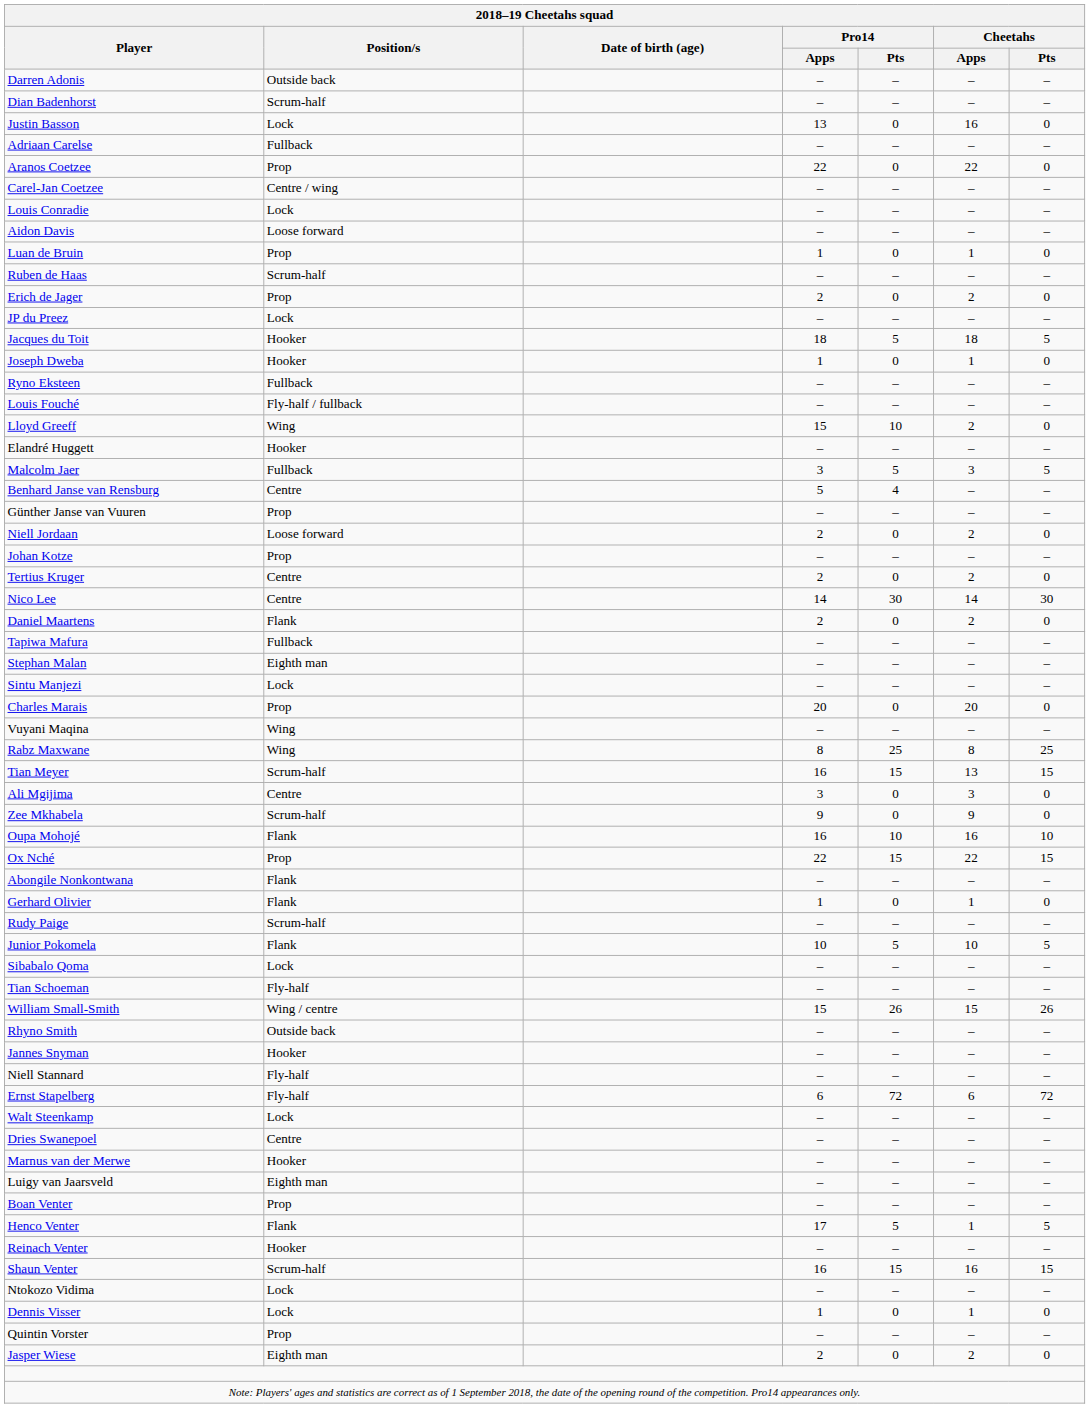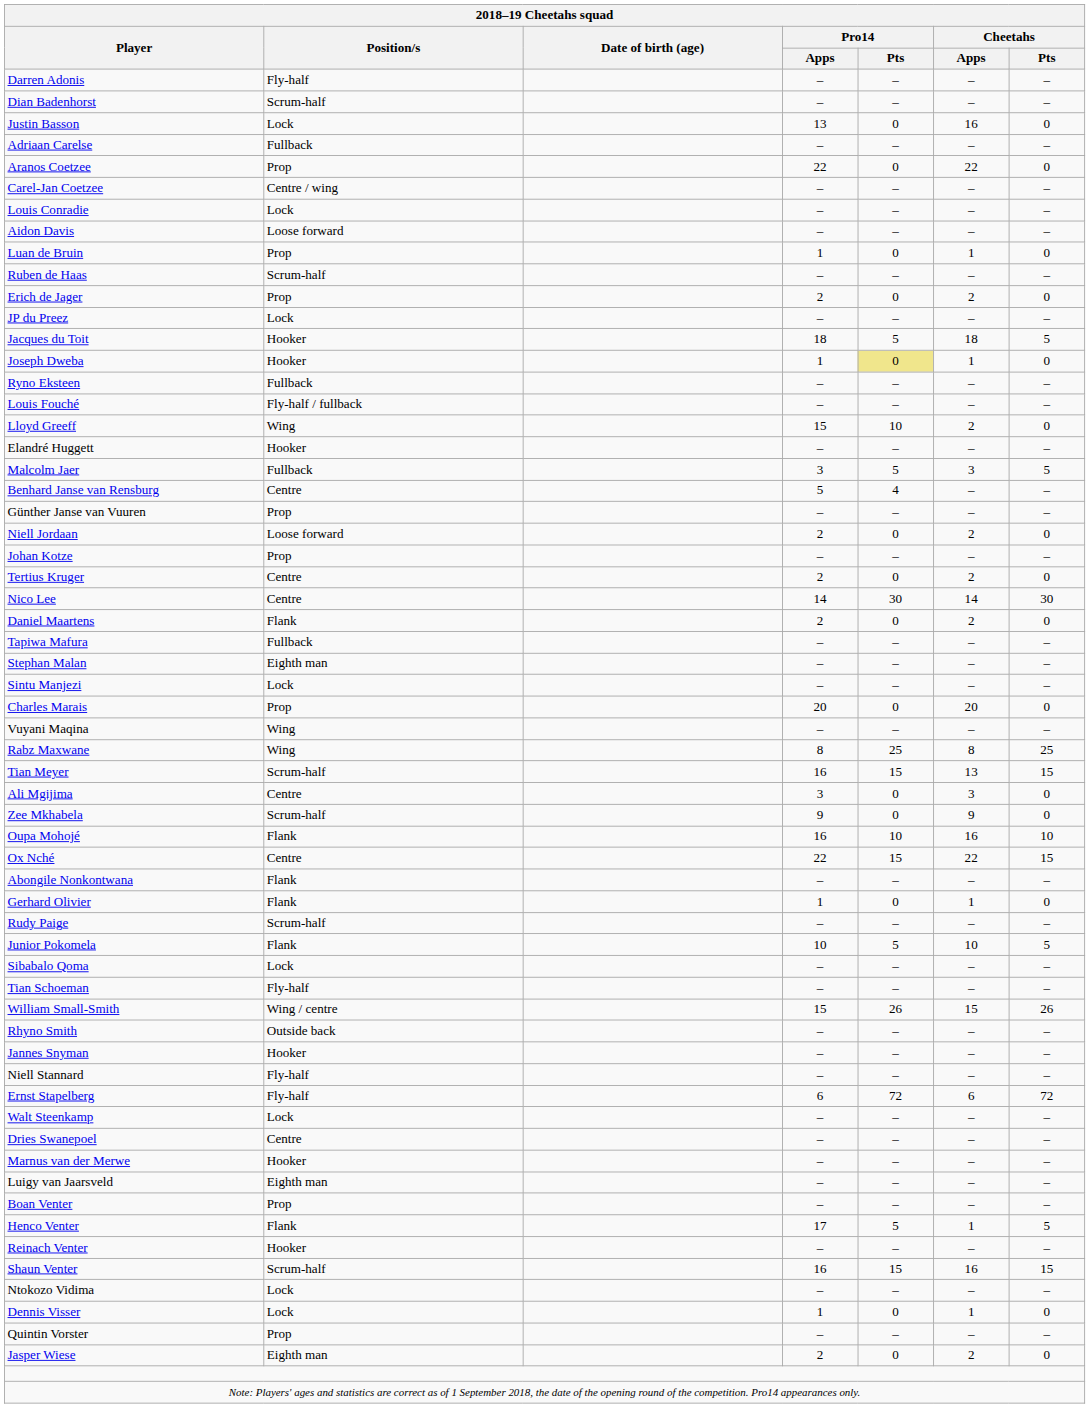(301, 80) Outside back -> (288, 80) Fly-half
(896, 361) no background -> (896, 361) khaki background
(279, 858) Prop -> (284, 858) Centre
